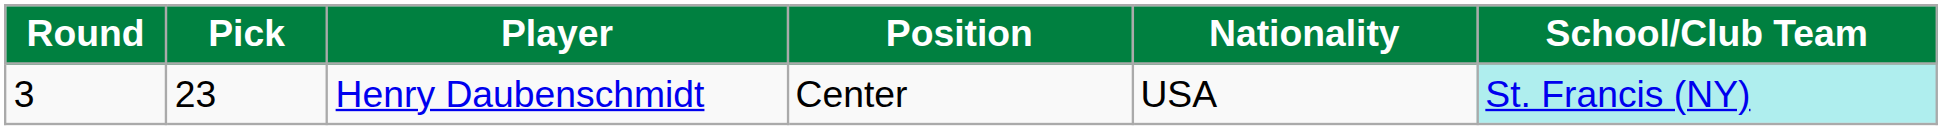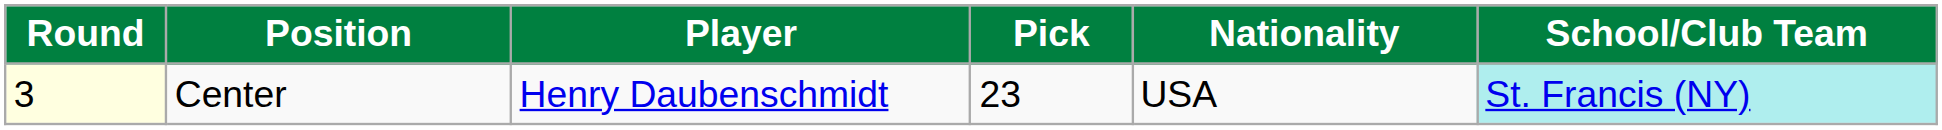columns swapped: (247, 34) <-> (959, 34)
(24, 93) no background -> (24, 93) lightyellow background
